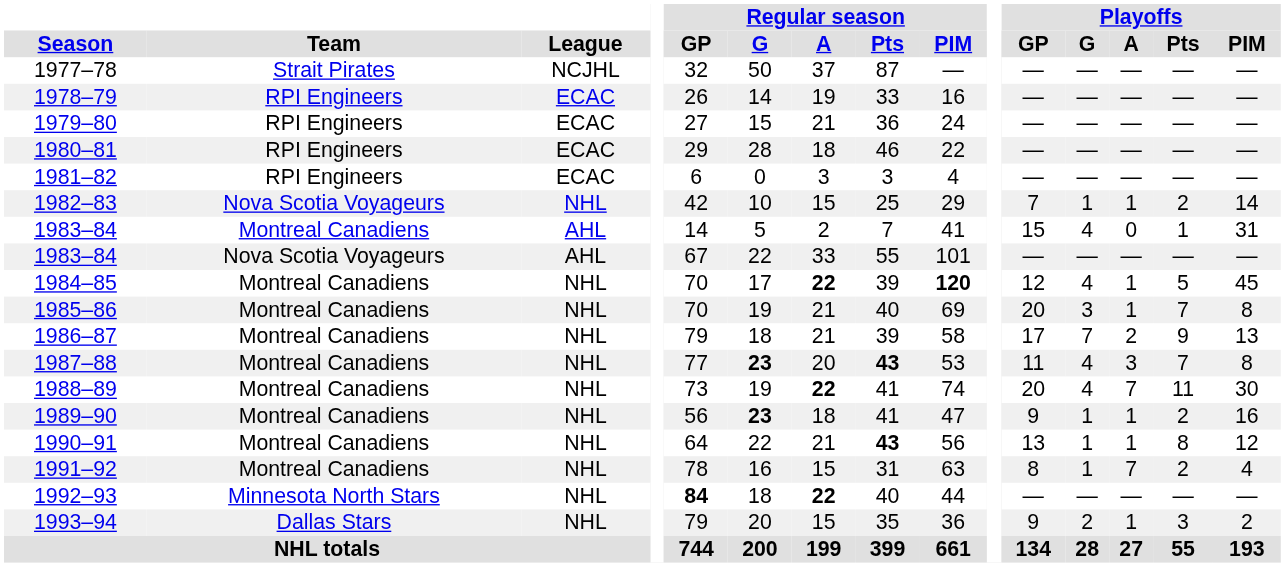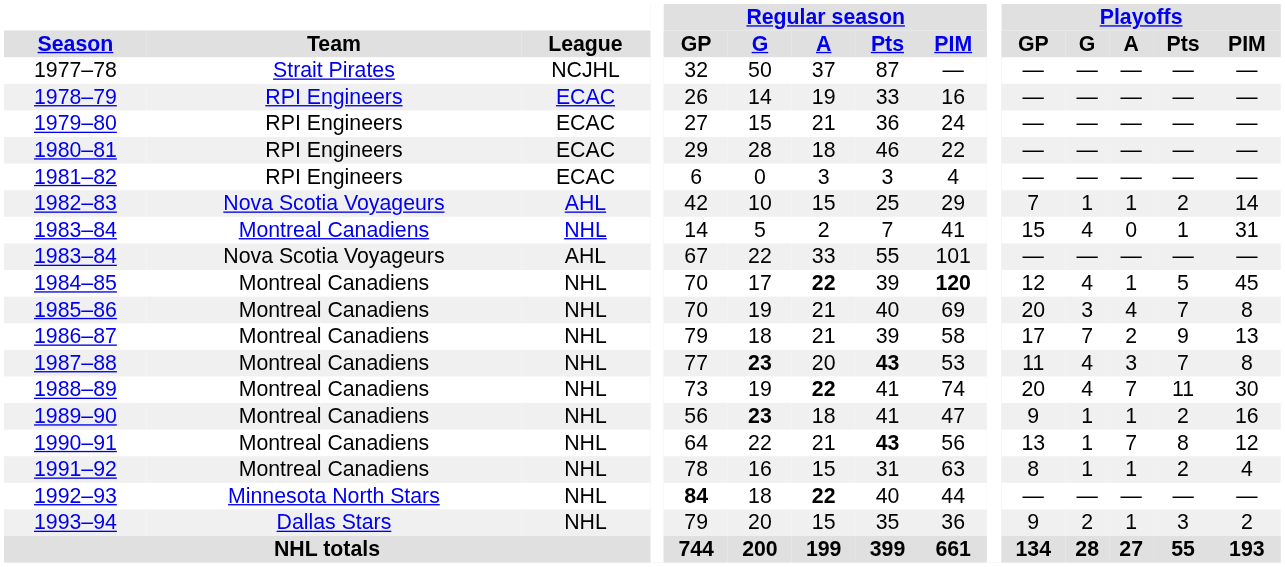(585, 203) NHL -> (585, 203) AHL
(585, 229) AHL -> (585, 229) NHL
(1131, 309) 1 -> (1131, 309) 4
(1131, 442) 1 -> (1131, 442) 7
(1131, 469) 7 -> (1131, 469) 1
